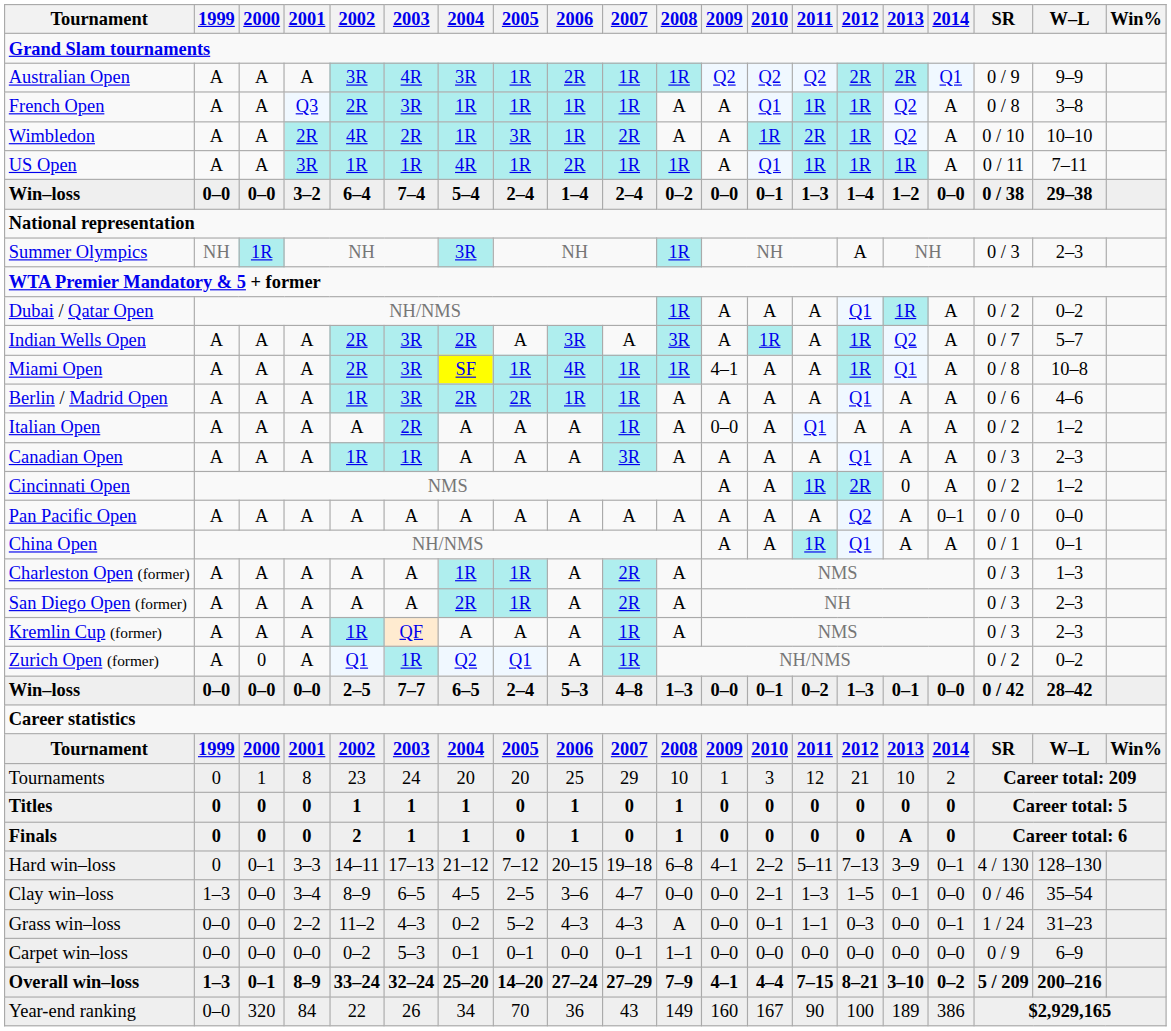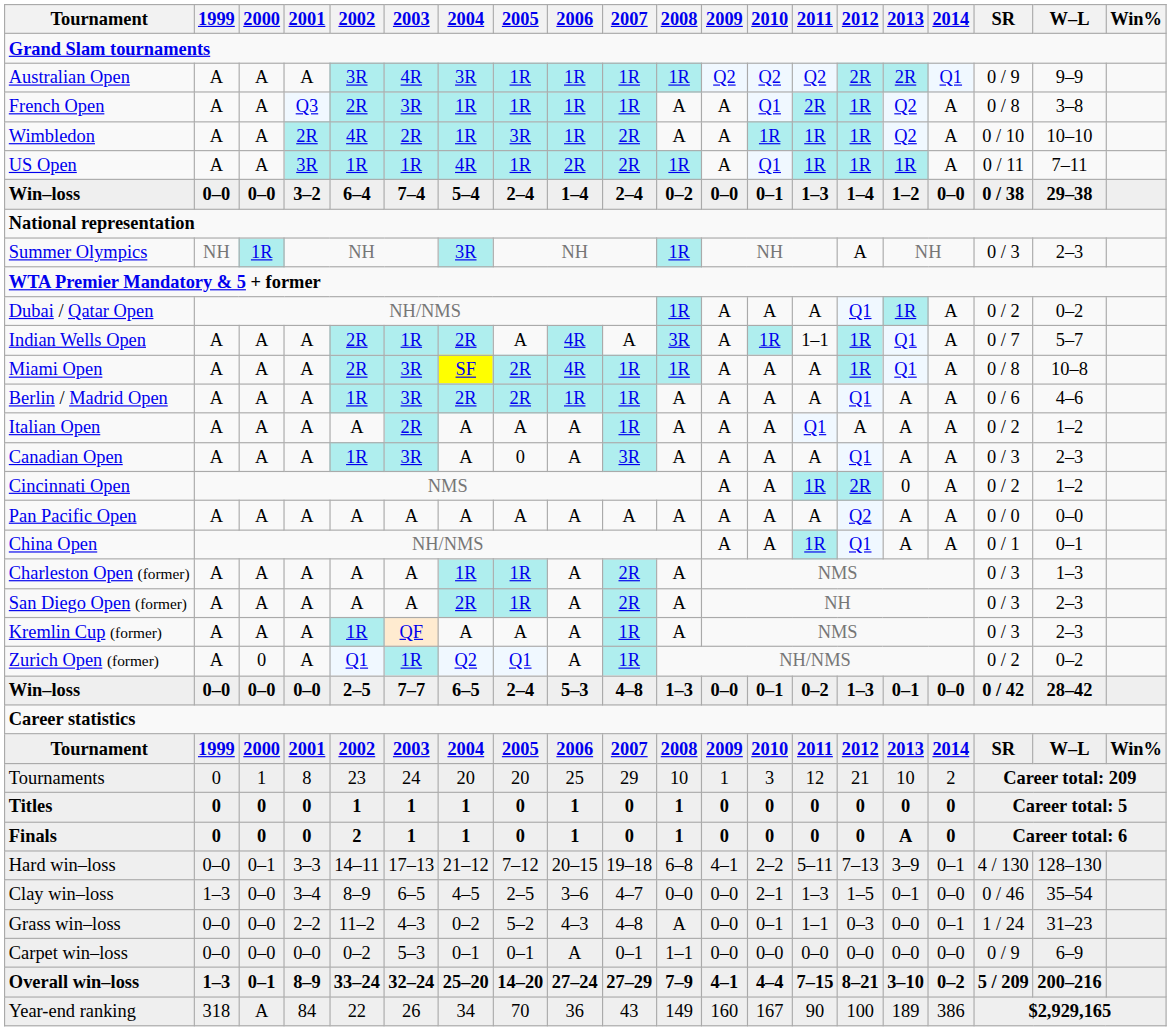(575, 77) 2R -> (575, 77) 1R
(815, 106) 1R -> (815, 106) 2R
(815, 135) 2R -> (815, 135) 1R
(629, 164) 1R -> (629, 164) 2R
(411, 340) 3R -> (411, 340) 1R
(575, 340) 3R -> (575, 340) 4R
(815, 340) A -> (815, 340) 1–1
(906, 340) Q2 -> (906, 340) Q1
(520, 369) 1R -> (520, 369) 2R
(724, 369) 4–1 -> (724, 369) A
(724, 427) 0–0 -> (724, 427) A
(411, 456) 1R -> (411, 456) 3R
(520, 456) A -> (520, 456) 0
(951, 515) 0–1 -> (951, 515) A
(216, 865) 0 -> (216, 865) 0–0
(629, 923) 4–3 -> (629, 923) 4–8
(575, 952) 0–0 -> (575, 952) A
(216, 1011) 0–0 -> (216, 1011) 318
(262, 1011) 320 -> (262, 1011) A
